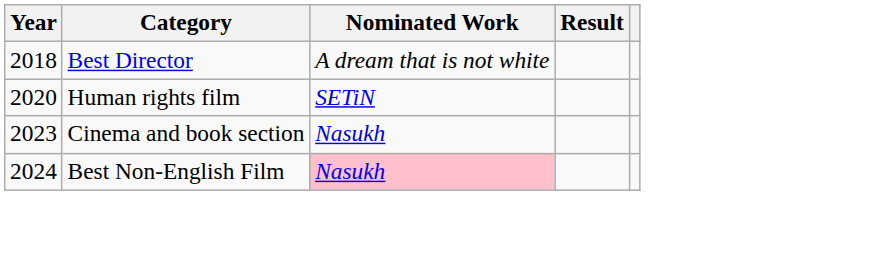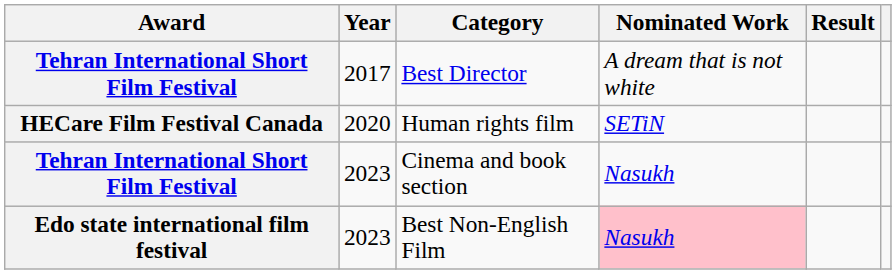+ column: (172, 23)
(33, 60) 2018 -> (367, 73) 2017
(33, 171) 2024 -> (367, 236) 2023
